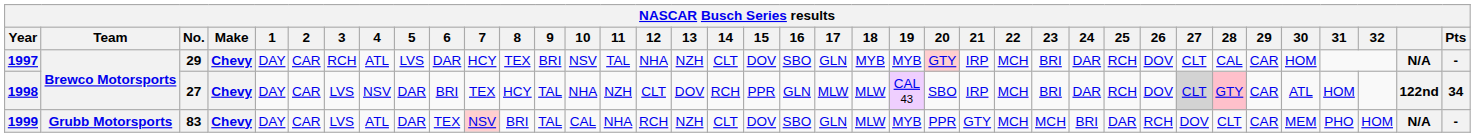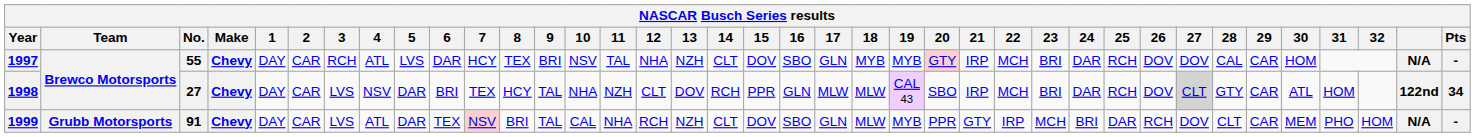(194, 60) 29 -> (194, 60) 55
(1194, 60) CLT -> (1194, 60) DOV
(1229, 91) pink background -> (1229, 91) no background
(194, 121) 83 -> (194, 121) 91
(1013, 121) MCH -> (1013, 121) IRP
